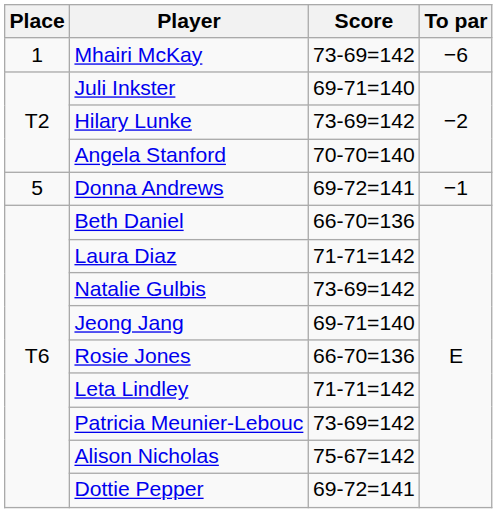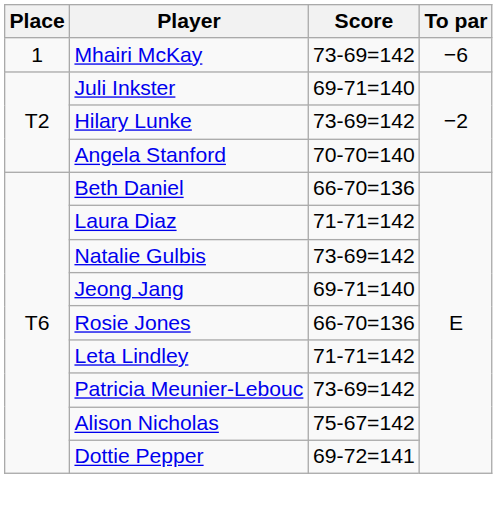- row: (149, 188)
